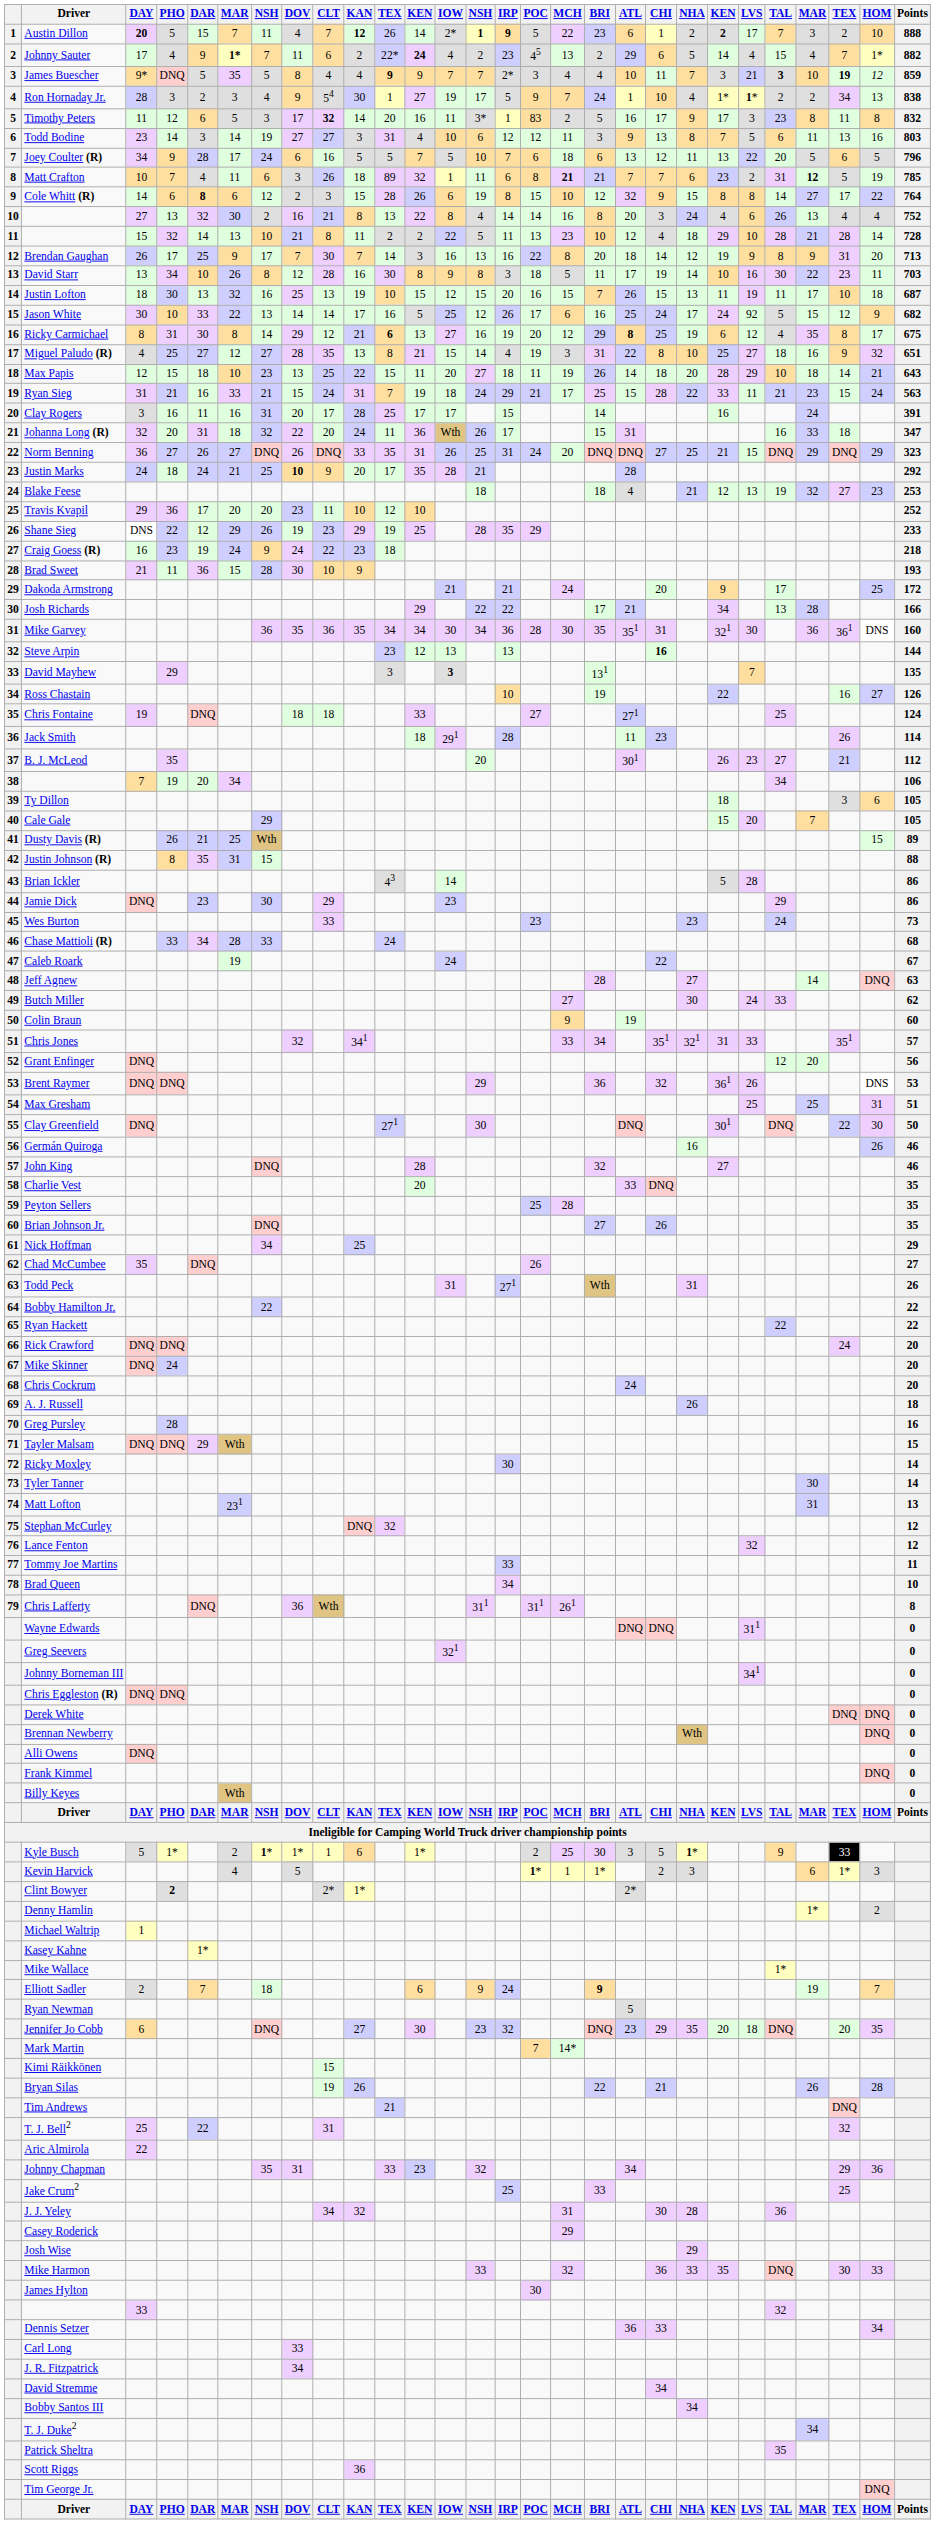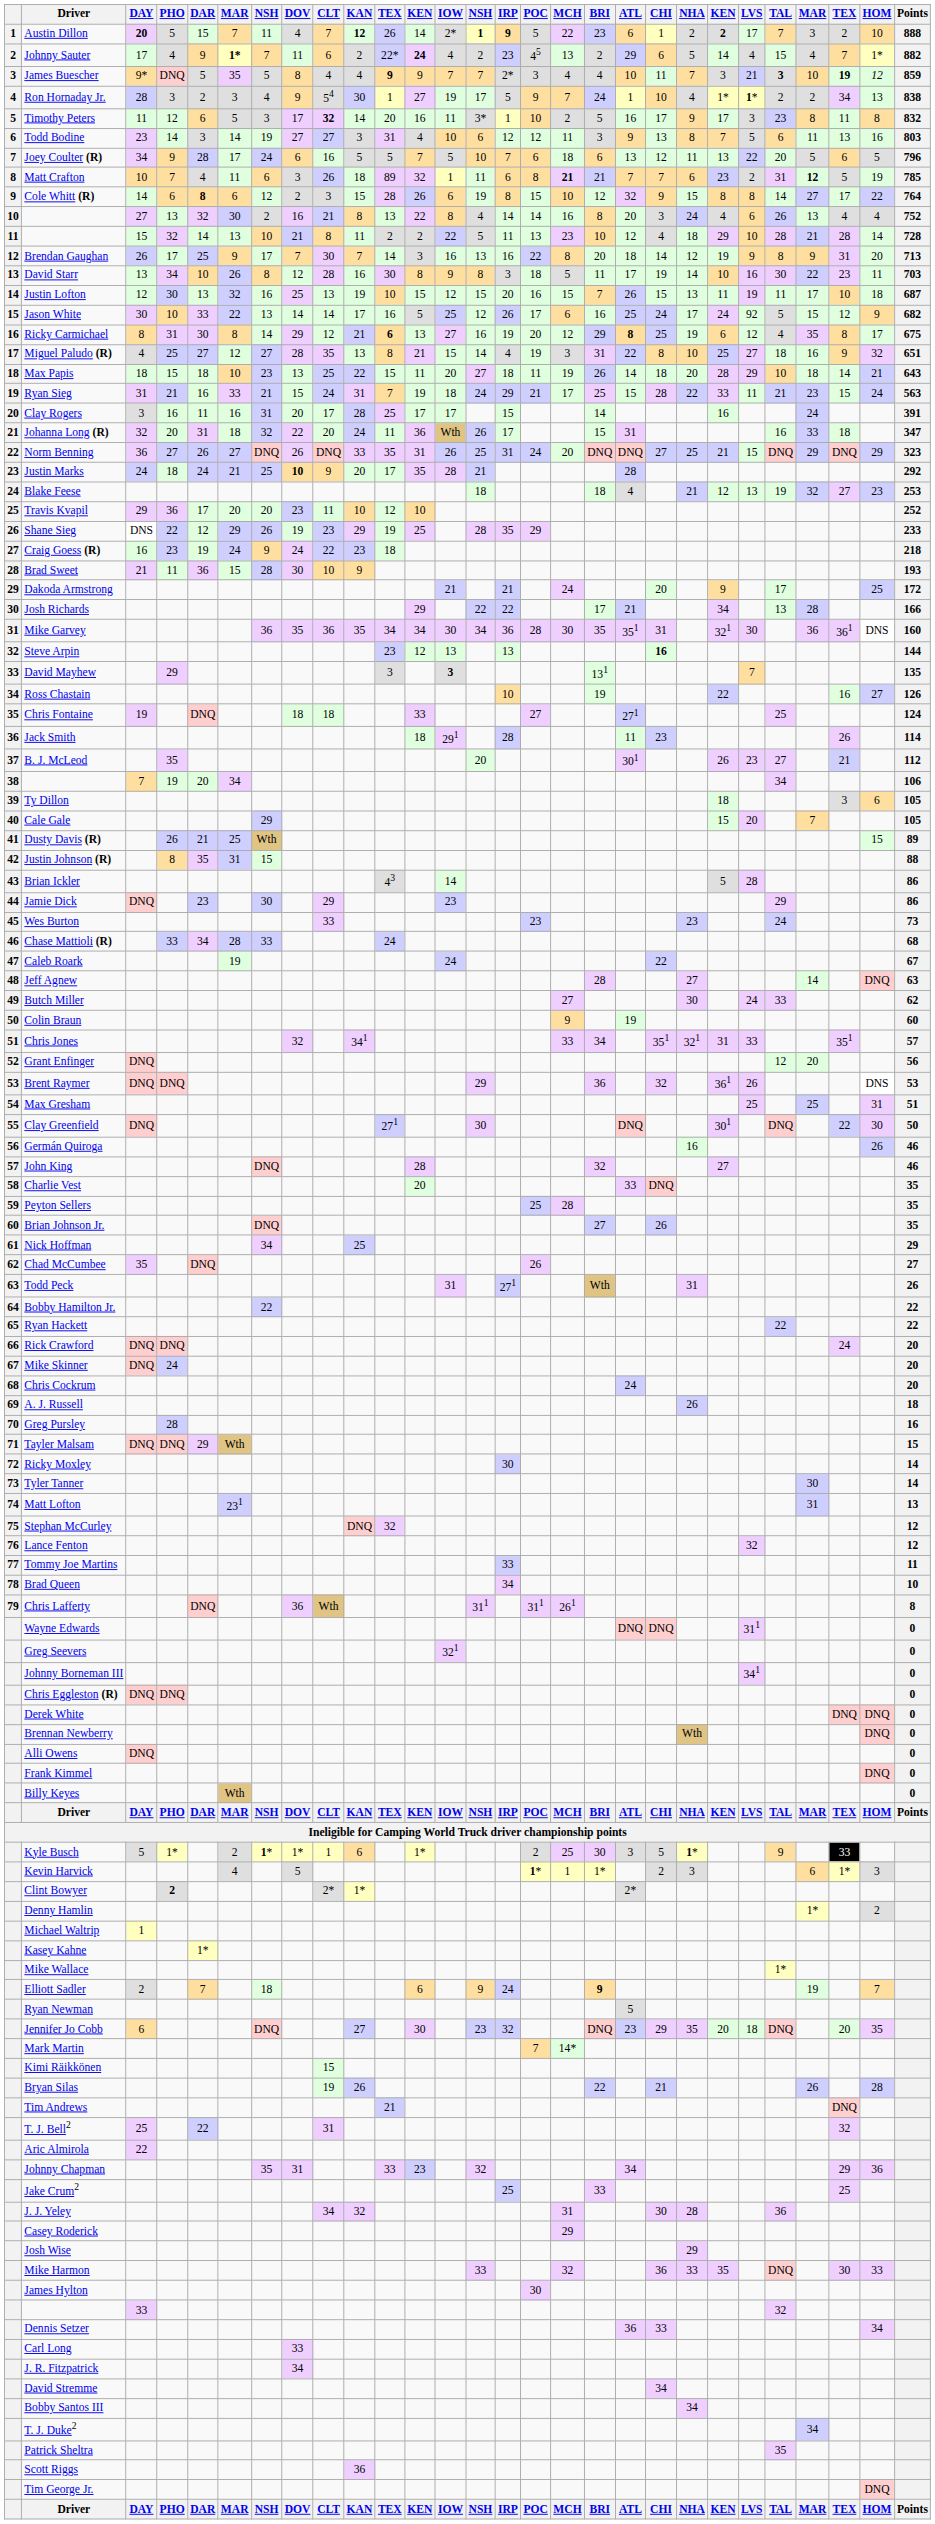(536, 118) 83 -> (536, 118) 10
(141, 295) 18 -> (141, 295) 12
(141, 374) 12 -> (141, 374) 18
